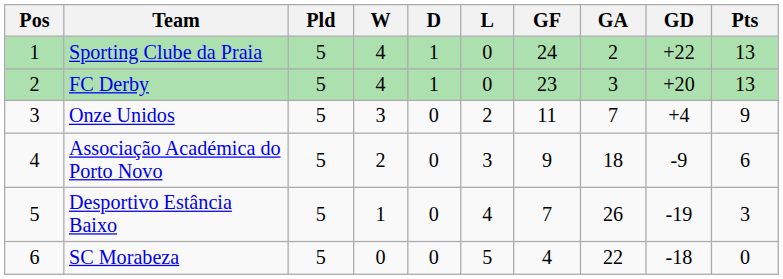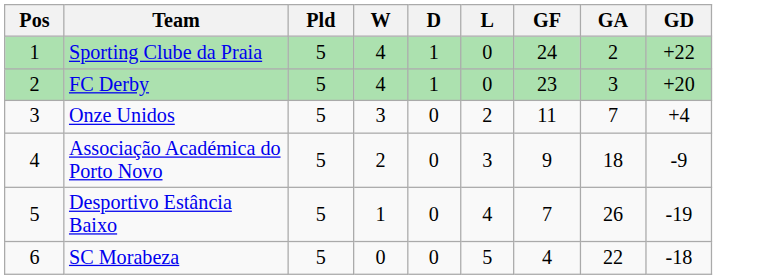- column: (745, 20)
